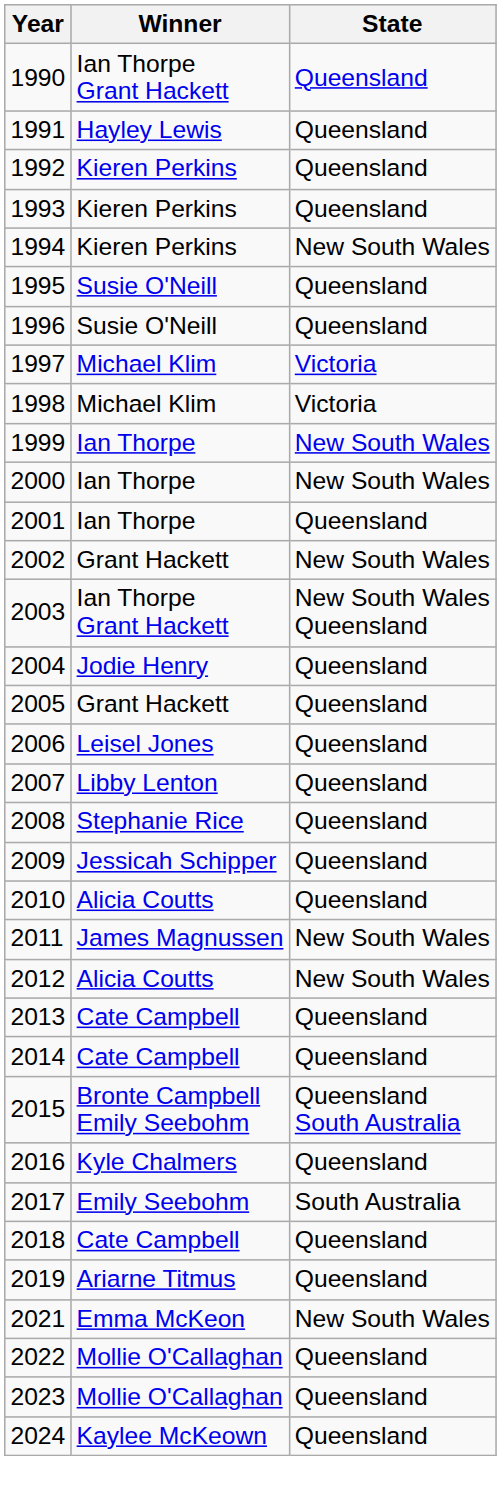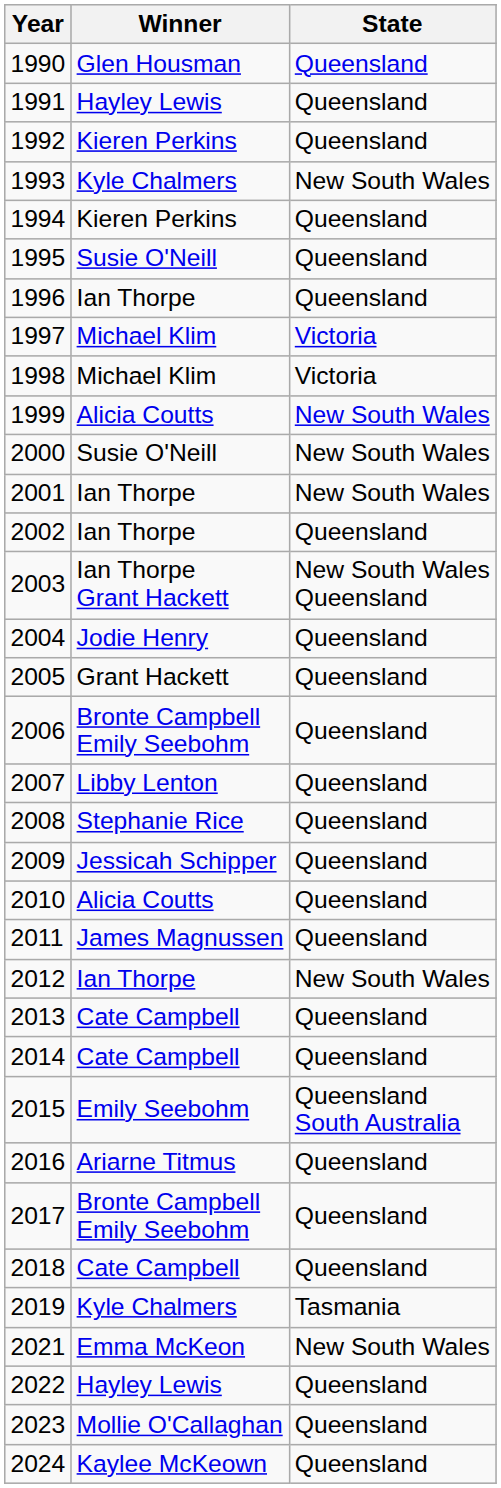(153, 76) Ian Thorpe Grant Hackett -> (159, 63) Glen Housman
(157, 208) Kieren Perkins -> (157, 180) Kyle Chalmers
(361, 208) Queensland -> (392, 180) New South Wales
(392, 247) New South Wales -> (361, 219) Queensland
(147, 325) Susie O'Neill -> (136, 297) Ian Thorpe
(136, 442) Ian Thorpe -> (145, 414) Alicia Coutts
(136, 481) Ian Thorpe -> (147, 453) Susie O'Neill
(361, 520) Queensland -> (392, 492) New South Wales
(153, 559) Grant Hackett -> (136, 532) Ian Thorpe
(392, 559) New South Wales -> (361, 532) Queensland
(145, 743) Leisel Jones -> (168, 729) Bronte Campbell Emily Seebohm
(392, 939) New South Wales -> (361, 939) Queensland
(145, 978) Alicia Coutts -> (136, 978) Ian Thorpe
(168, 1109) Bronte Campbell Emily Seebohm -> (163, 1109) Emily Seebohm
(157, 1162) Kyle Chalmers -> (156, 1162) Ariarne Titmus
(163, 1201) Emily Seebohm -> (168, 1215) Bronte Campbell Emily Seebohm
(378, 1201) South Australia -> (361, 1215) Queensland
(156, 1279) Ariarne Titmus -> (157, 1307) Kyle Chalmers
(361, 1279) Queensland -> (348, 1307) Tasmania
(180, 1357) Mollie O'Callaghan -> (149, 1385) Hayley Lewis
